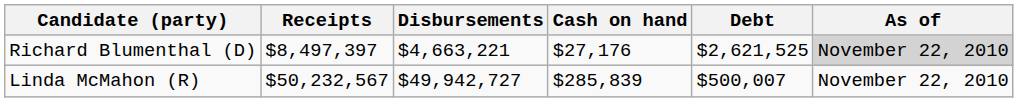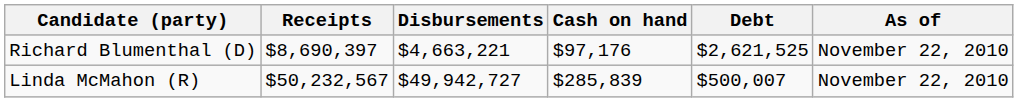(321, 50) $8,497,397 -> (321, 50) $8,690,397
(592, 50) $27,176 -> (592, 50) $97,176
(913, 50) lightgrey background -> (913, 50) no background
